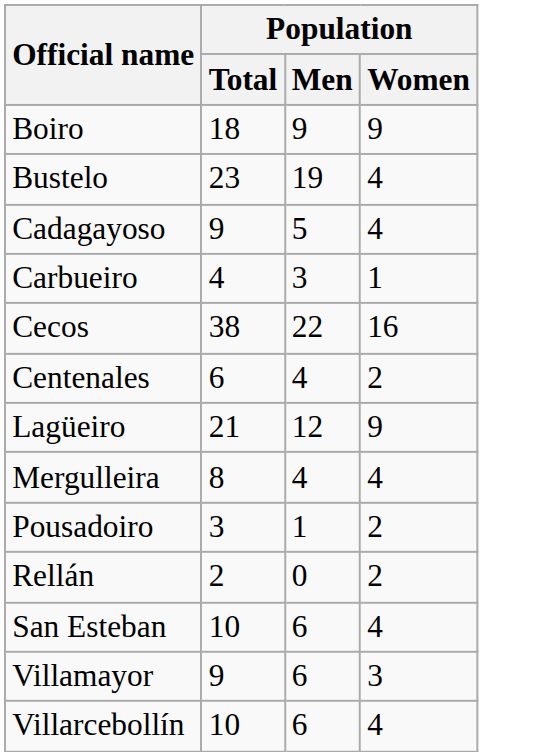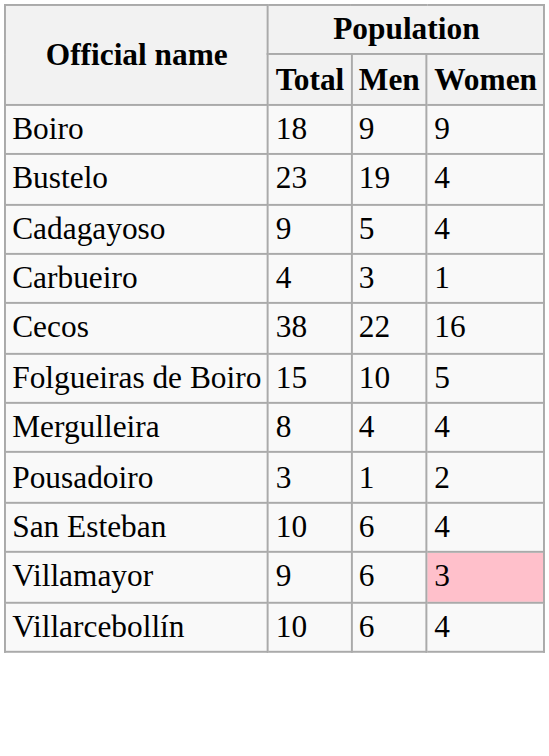- row: (81, 377)
+ row: (137, 377)
- row: (69, 427)
- row: (53, 576)
(375, 675) no background -> (442, 576) pink background
